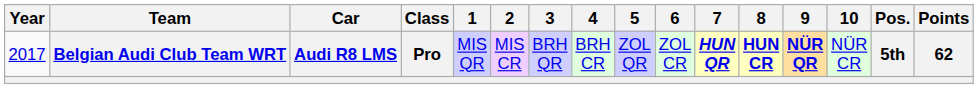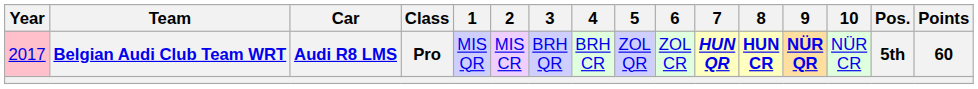(27, 54) no background -> (27, 54) pink background
(944, 54) 62 -> (944, 54) 60
